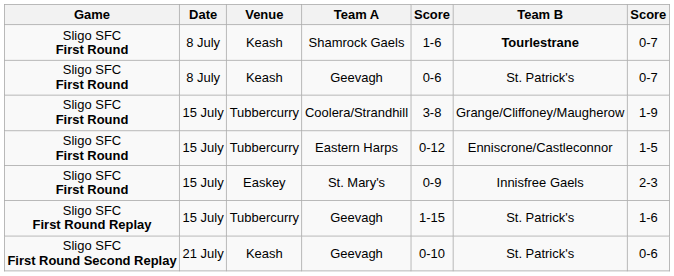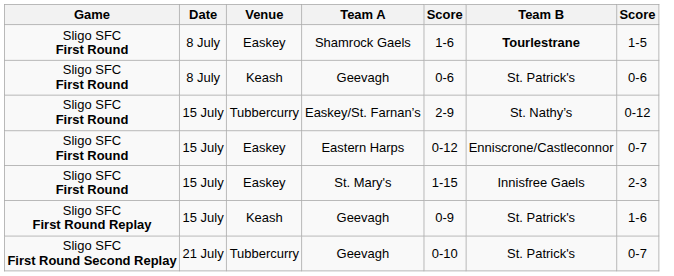(264, 42) Keash -> (264, 42) Easkey
(648, 42) 0-7 -> (637, 42) 1-5
(648, 77) 0-7 -> (637, 77) 0-6
+ row: (92, 112)
- row: (92, 112)
(264, 148) Tubbercurry -> (264, 148) Easkey
(648, 148) 1-5 -> (637, 148) 0-7
(432, 183) 0-9 -> (445, 183) 1-15
(264, 218) Tubbercurry -> (264, 218) Keash
(432, 218) 1-15 -> (445, 218) 0-9
(264, 253) Keash -> (264, 253) Tubbercurry
(648, 253) 0-6 -> (637, 253) 0-7
